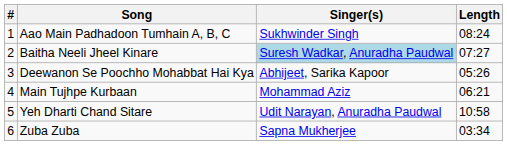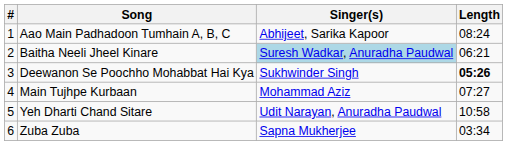(309, 34) Sukhwinder Singh -> (324, 34) Abhijeet, Sarika Kapoor
(474, 53) 07:27 -> (474, 53) 06:21
(324, 73) Abhijeet, Sarika Kapoor -> (309, 73) Sukhwinder Singh
(474, 73) normal -> (475, 73) bold
(474, 92) 06:21 -> (474, 92) 07:27
